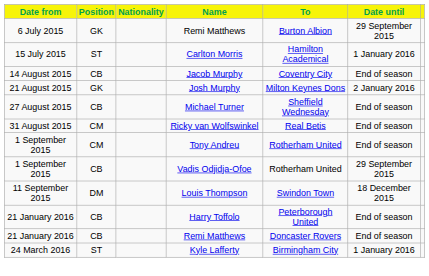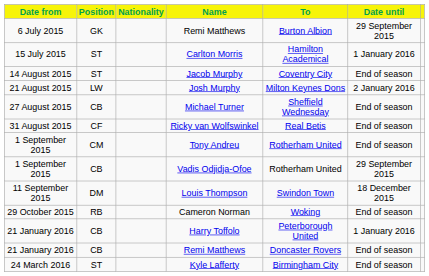(96, 74) CB -> (96, 74) ST
(96, 88) GK -> (96, 88) LW
(96, 126) CM -> (96, 126) CF
+ row: (41, 212)
(384, 217) End of season -> (384, 231) 1 January 2016
(384, 250) 1 January 2016 -> (384, 265) End of season
